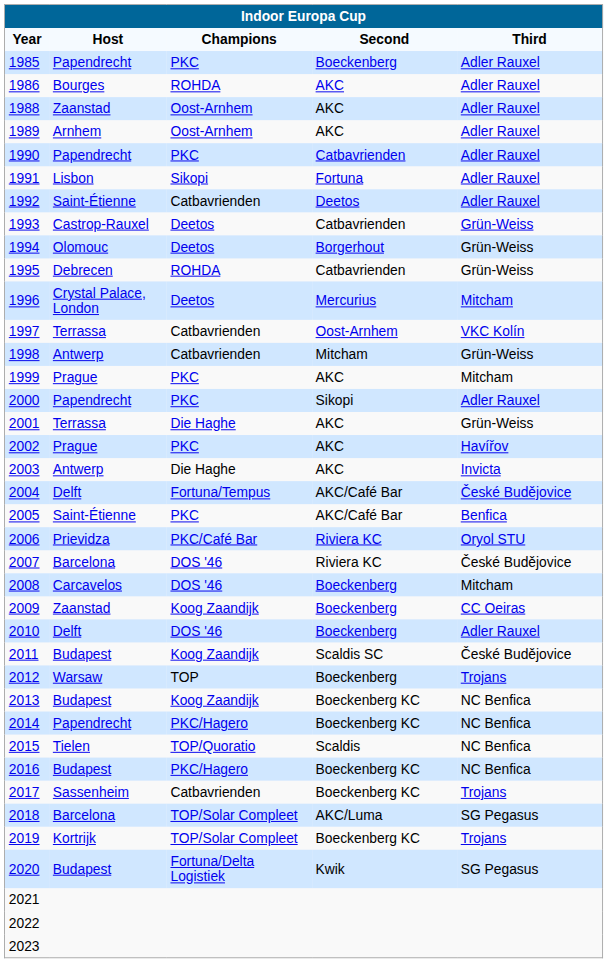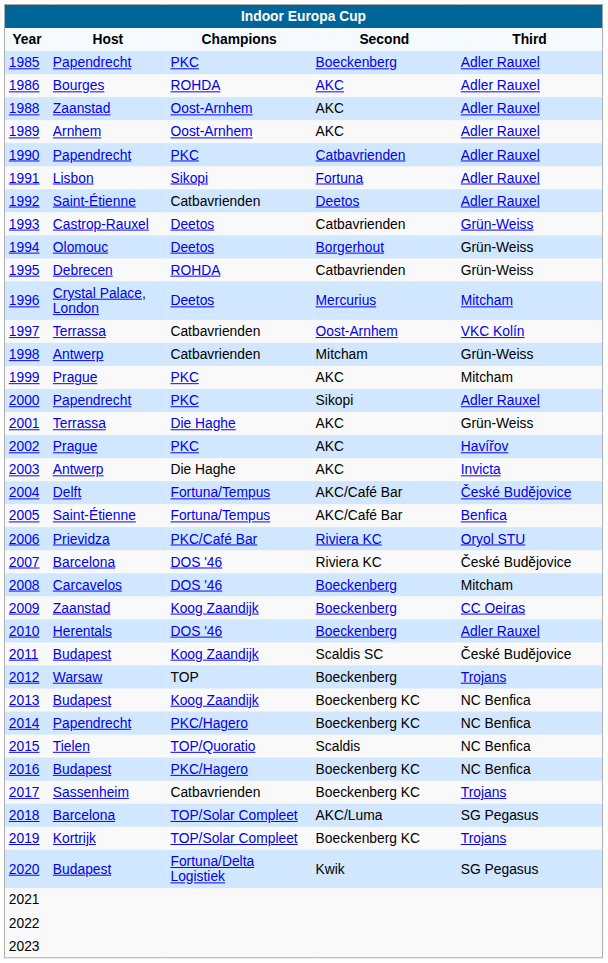(185, 516) PKC -> (220, 516) Fortuna/Tempus
(67, 631) Delft -> (82, 631) Herentals
